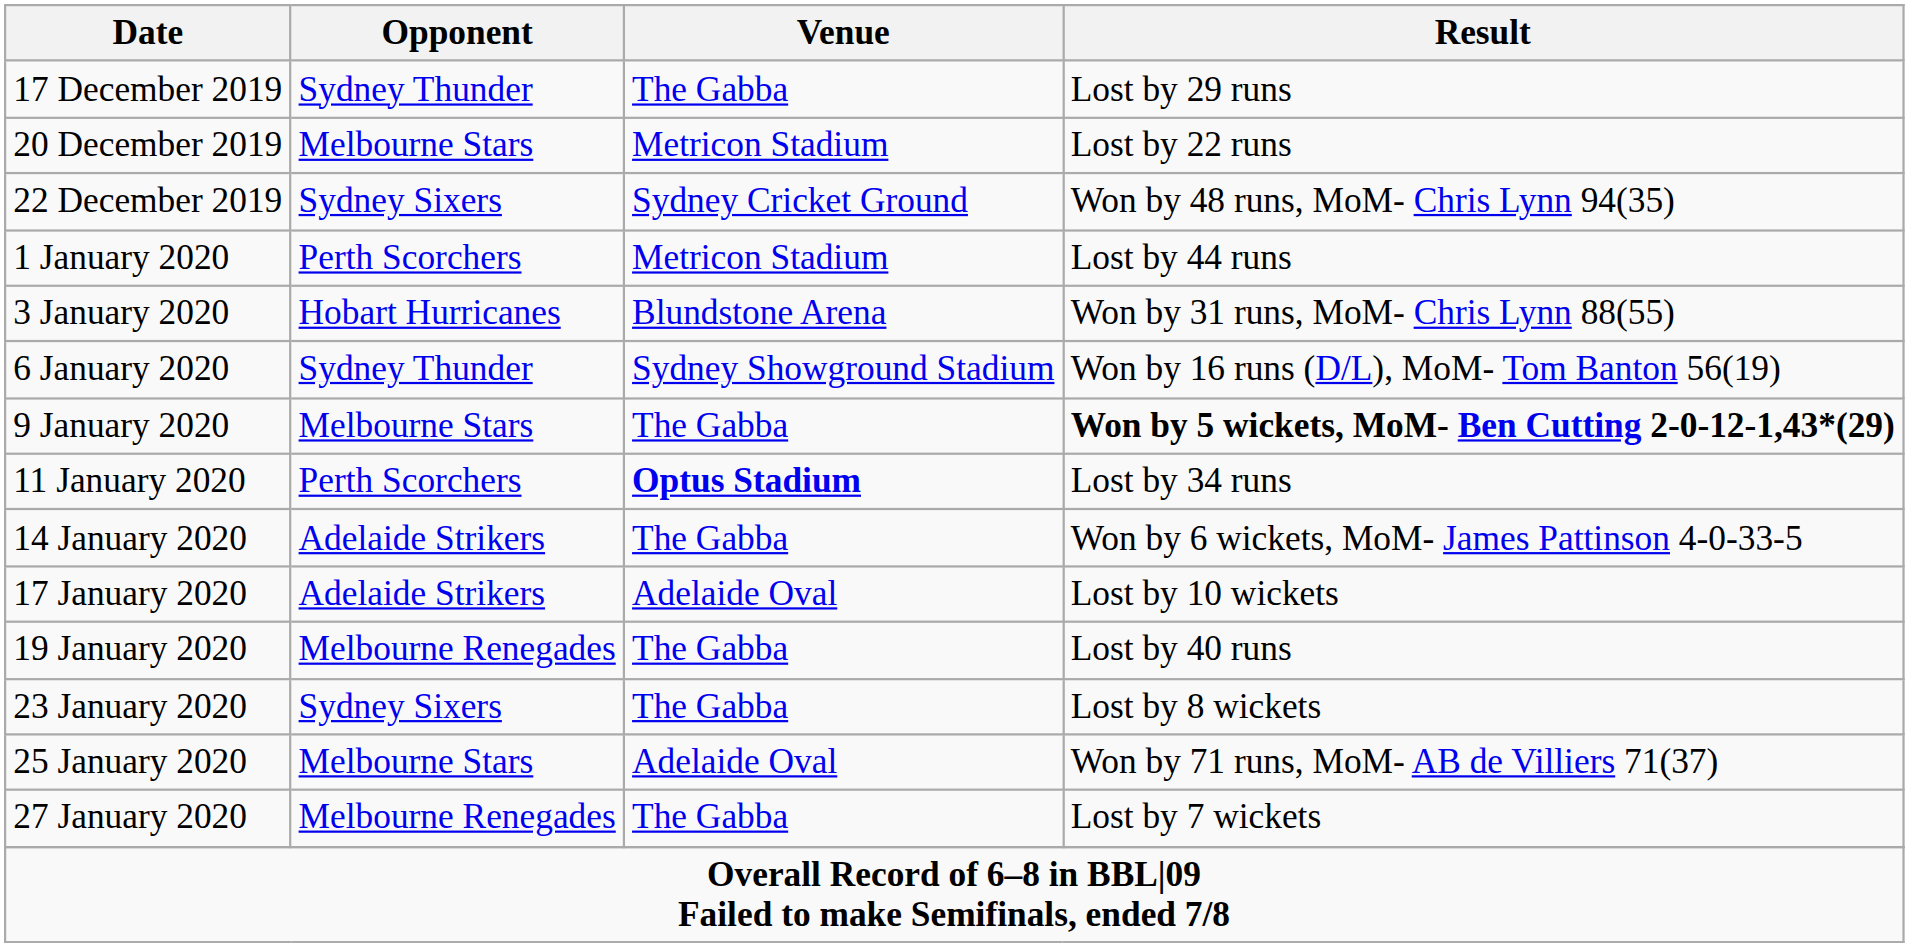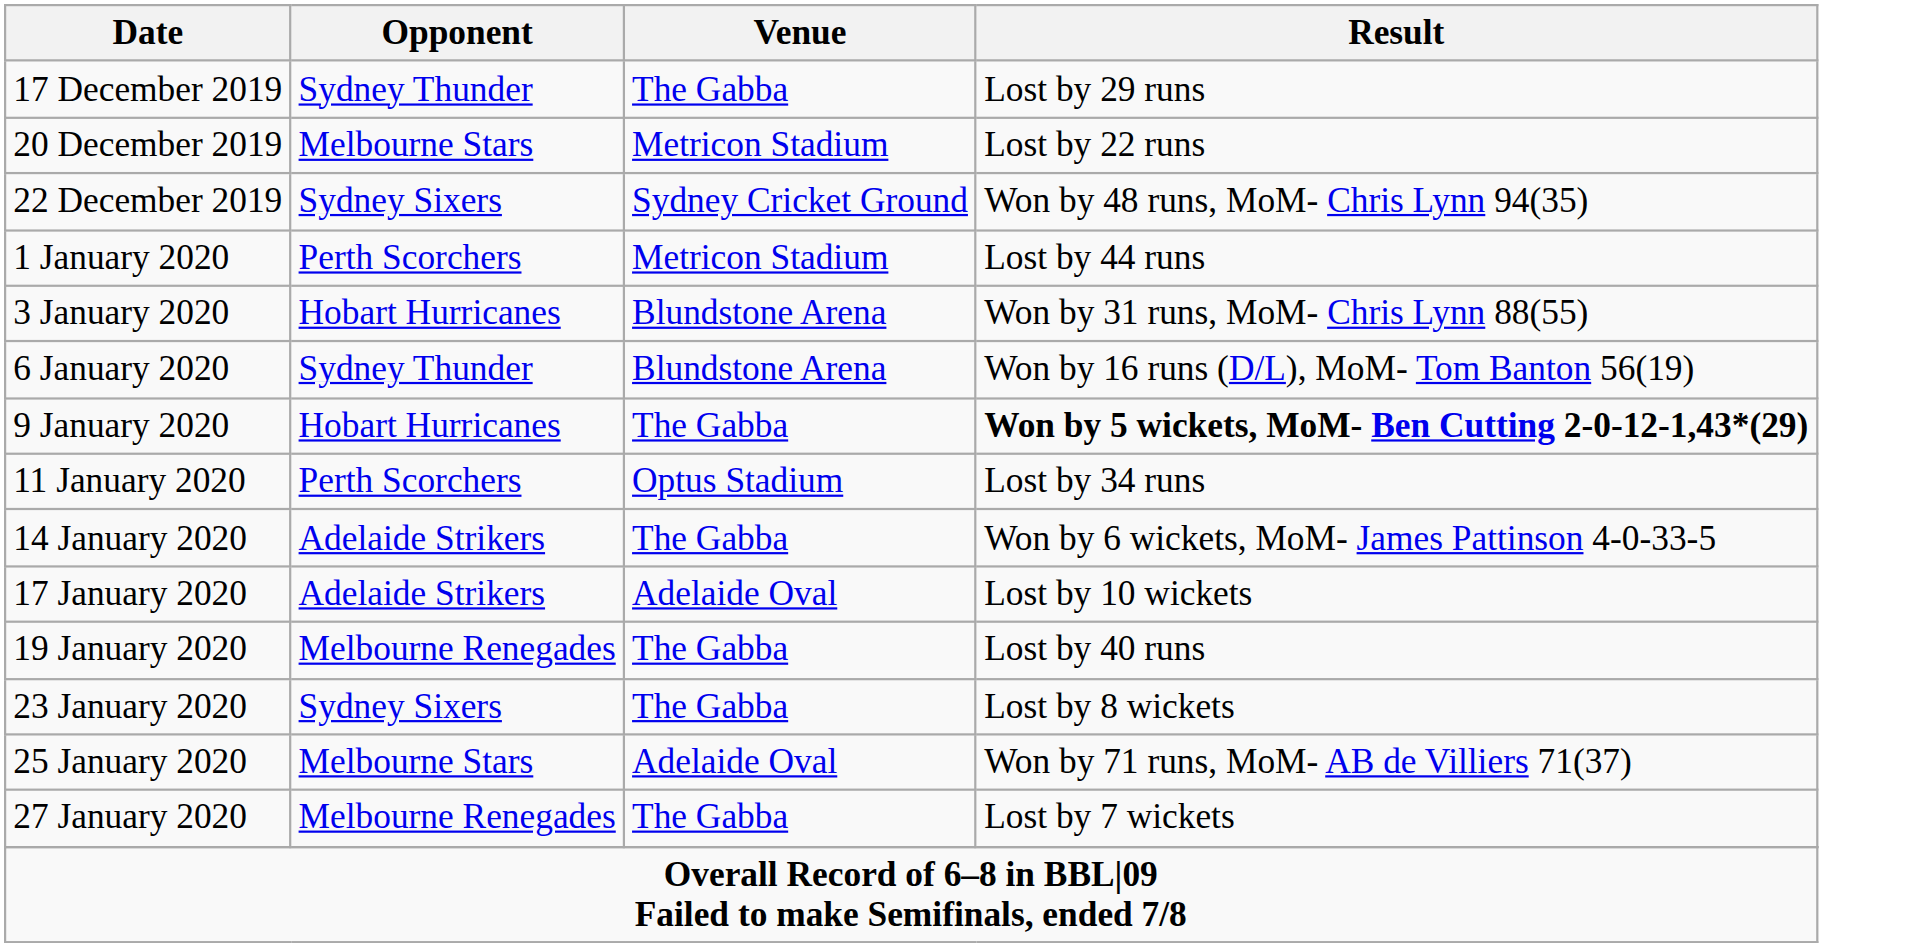(843, 369) Sydney Showground Stadium -> (759, 369) Blundstone Arena
(416, 425) Melbourne Stars -> (430, 425) Hobart Hurricanes
(747, 481) bold -> (738, 481) normal
